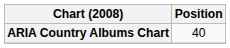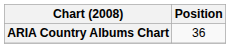(199, 33) 40 -> (199, 33) 36
